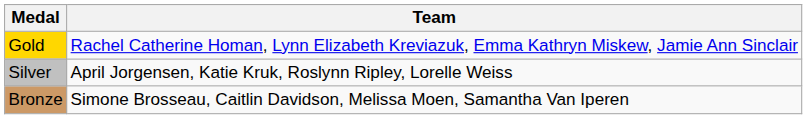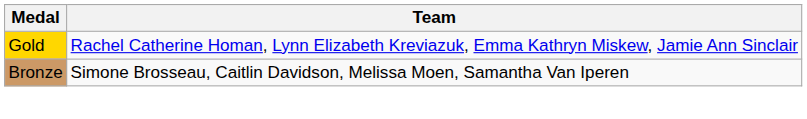- row: (30, 72)
